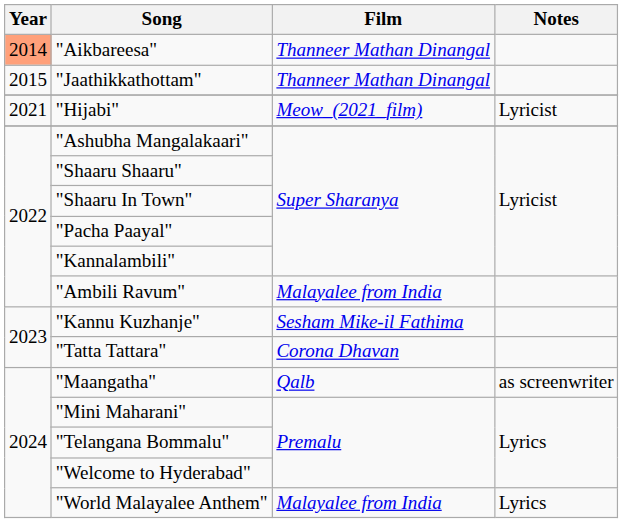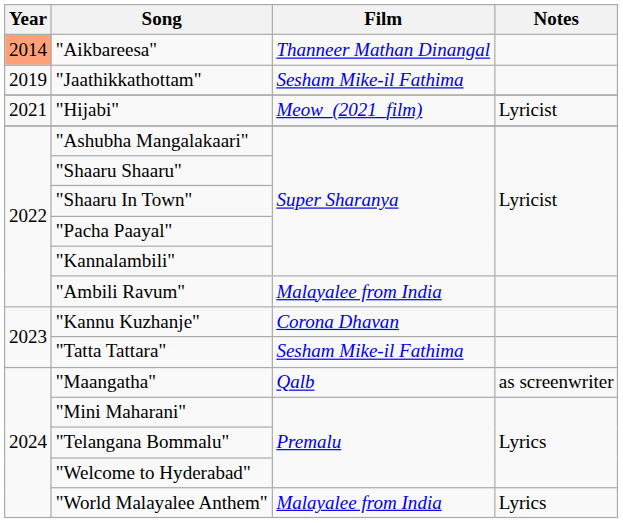(28, 79) 2015 -> (28, 79) 2019
(383, 79) Thanneer Mathan Dinangal -> (370, 79) Sesham Mike-il Fathima
(370, 321) Sesham Mike-il Fathima -> (338, 321) Corona Dhavan
(338, 351) Corona Dhavan -> (370, 351) Sesham Mike-il Fathima
